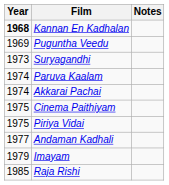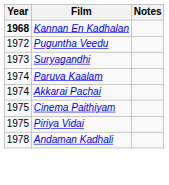(18, 44) 1969 -> (18, 44) 1972
(18, 140) 1977 -> (18, 140) 1978
- row: (52, 156)
- row: (57, 172)
